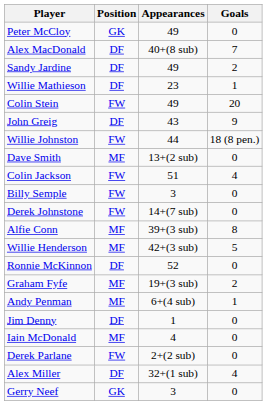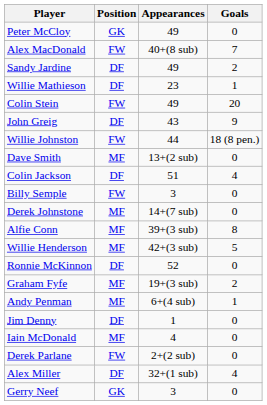(117, 49) DF -> (117, 49) FW
(117, 175) FW -> (117, 175) DF
(117, 211) FW -> (117, 211) MF
